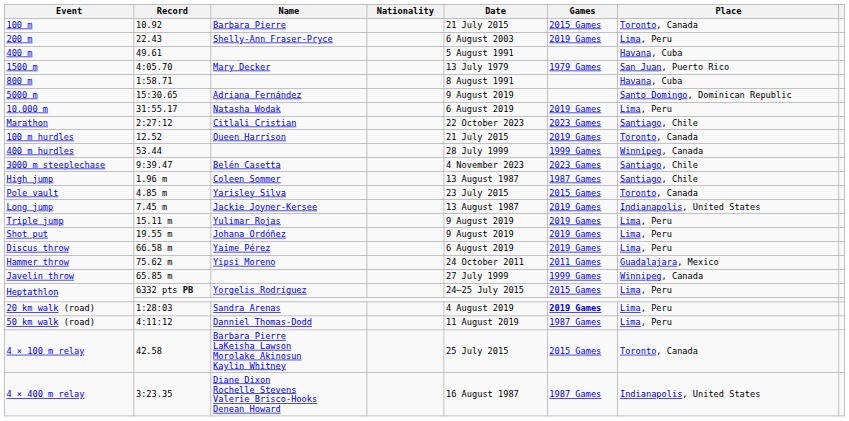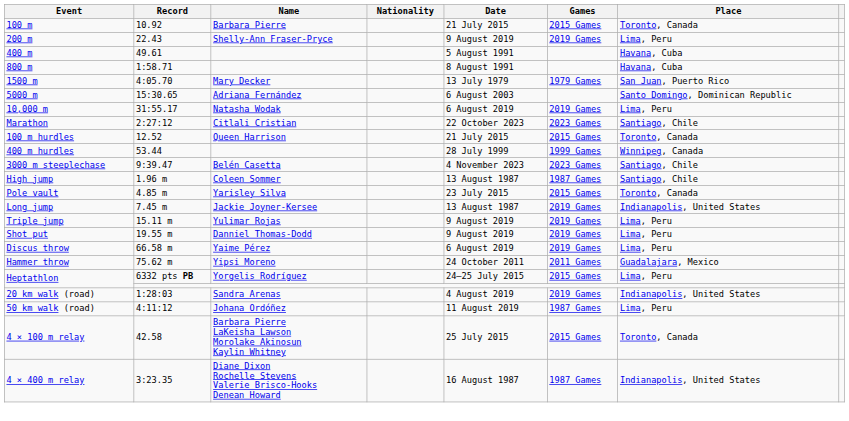(480, 40) 6 August 2003 -> (480, 40) 9 August 2019
rows swapped: (19, 81) <-> (22, 67)
(480, 95) 9 August 2019 -> (480, 95) 6 August 2003
(575, 137) 2019 Games -> (575, 137) 2015 Games
(250, 235) Johana Ordóñez -> (263, 235) Danniel Thomas-Dodd
- row: (40, 277)
(575, 309) bold -> (575, 295) normal
(646, 309) Lima, Peru -> (690, 295) Indianapolis, United States
(263, 323) Danniel Thomas-Dodd -> (250, 309) Johana Ordóñez
